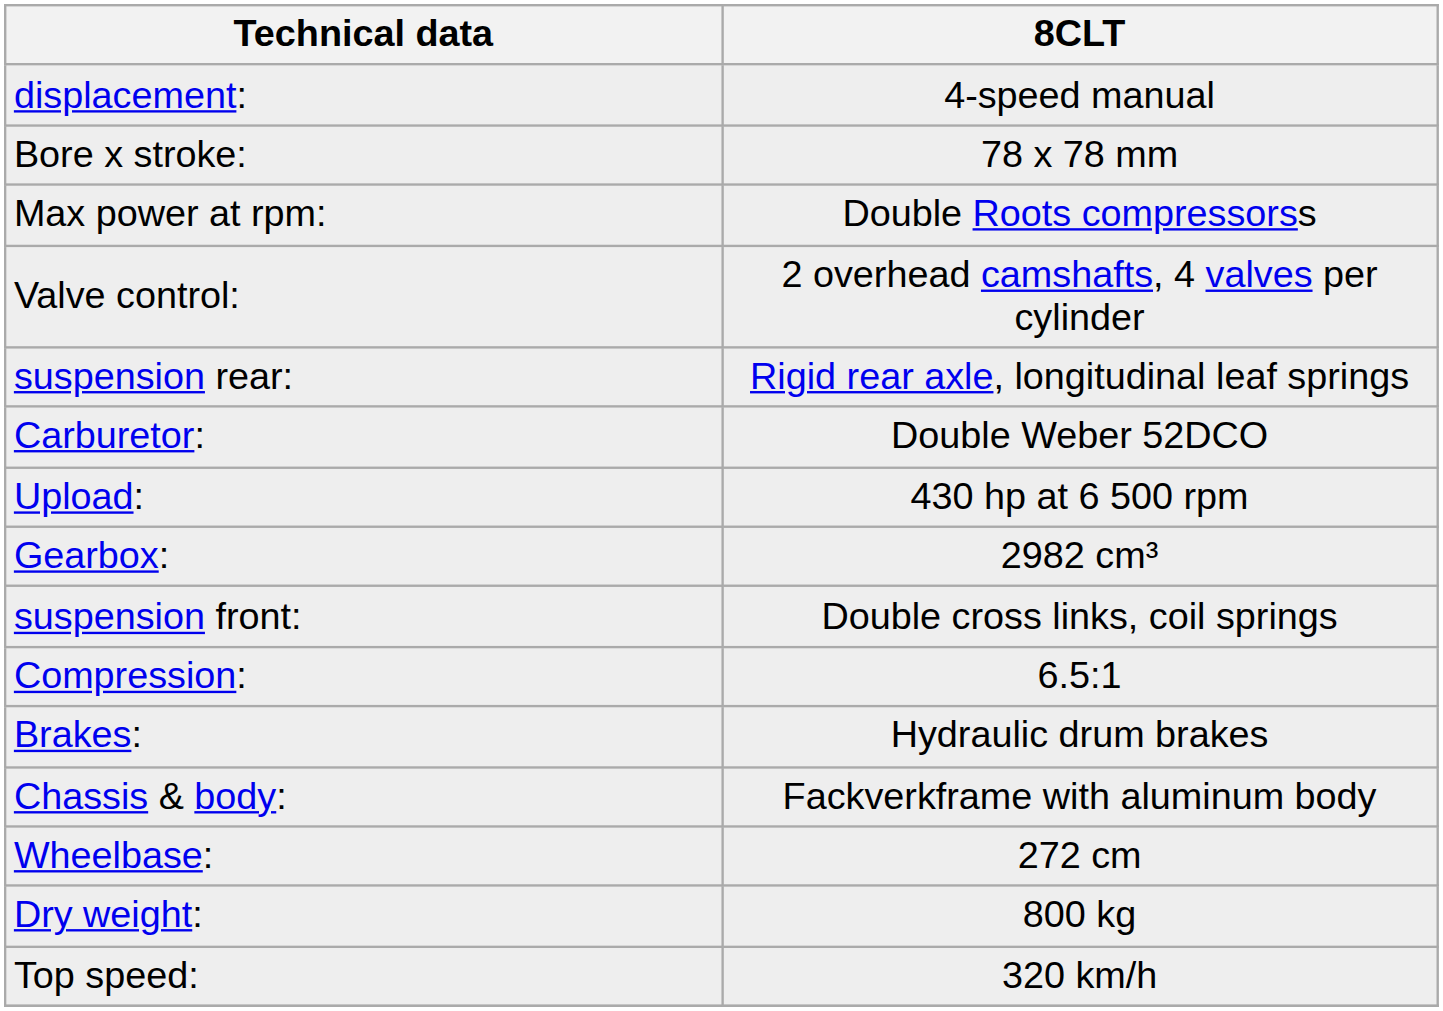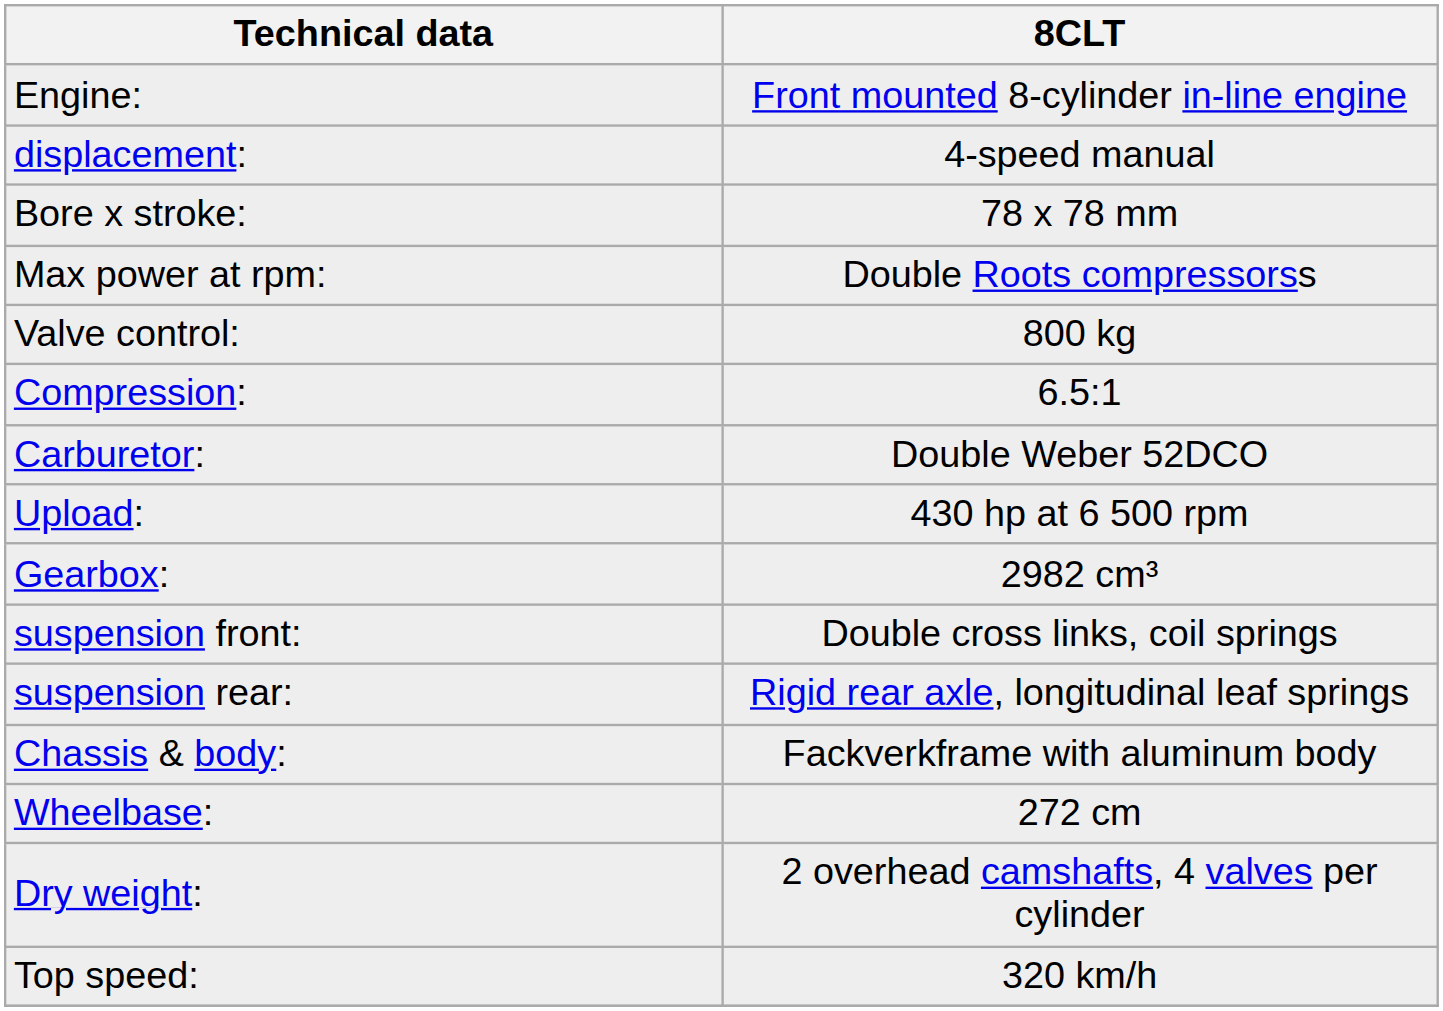+ row: (83, 94)
(1080, 295) 2 overhead camshafts, 4 valves per cylinder -> (1080, 333) 800 kg
rows swapped: (136, 675) <-> (159, 376)
- row: (83, 735)
(1080, 915) 800 kg -> (1080, 894) 2 overhead camshafts, 4 valves per cylinder
